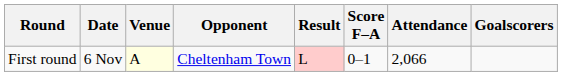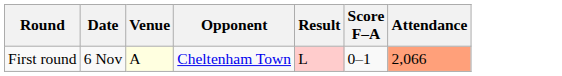- column: (514, 25)
(409, 58) no background -> (409, 58) lightsalmon background
